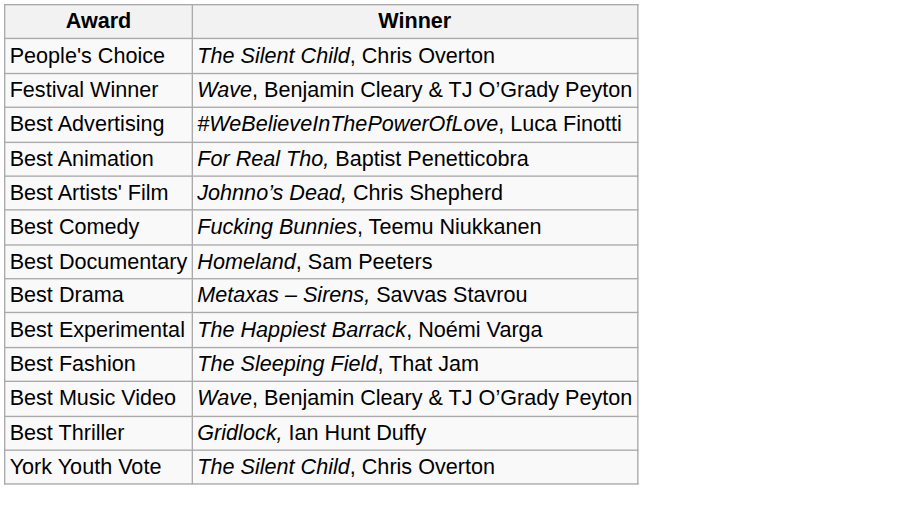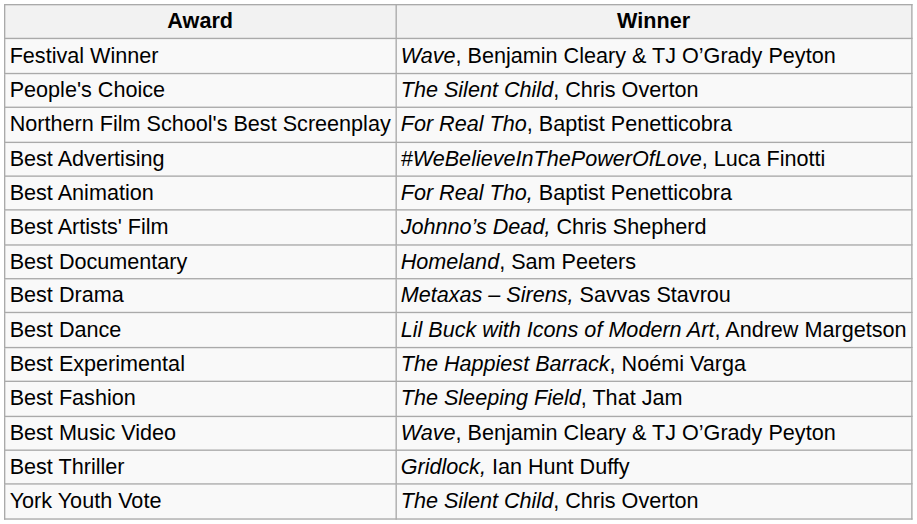rows swapped: (84, 90) <-> (87, 55)
+ row: (200, 124)
- row: (74, 227)
+ row: (65, 329)
